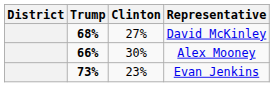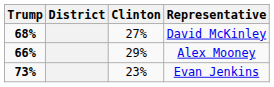columns swapped: (36, 14) <-> (88, 14)
(136, 53) 30% -> (136, 53) 29%
